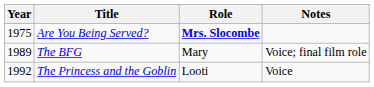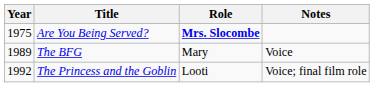(316, 52) Voice; final film role -> (279, 52) Voice
(279, 71) Voice -> (316, 71) Voice; final film role
